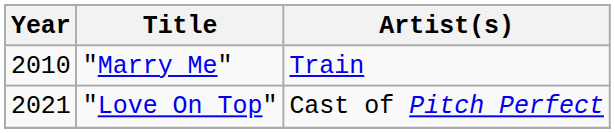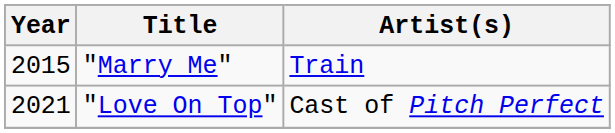(41, 66) 2010 -> (41, 66) 2015
